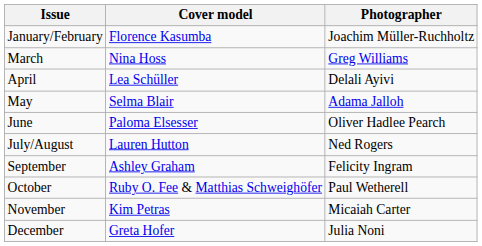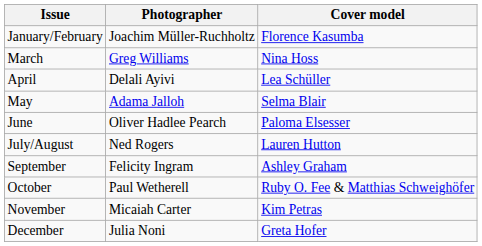columns swapped: (216, 15) <-> (401, 15)
